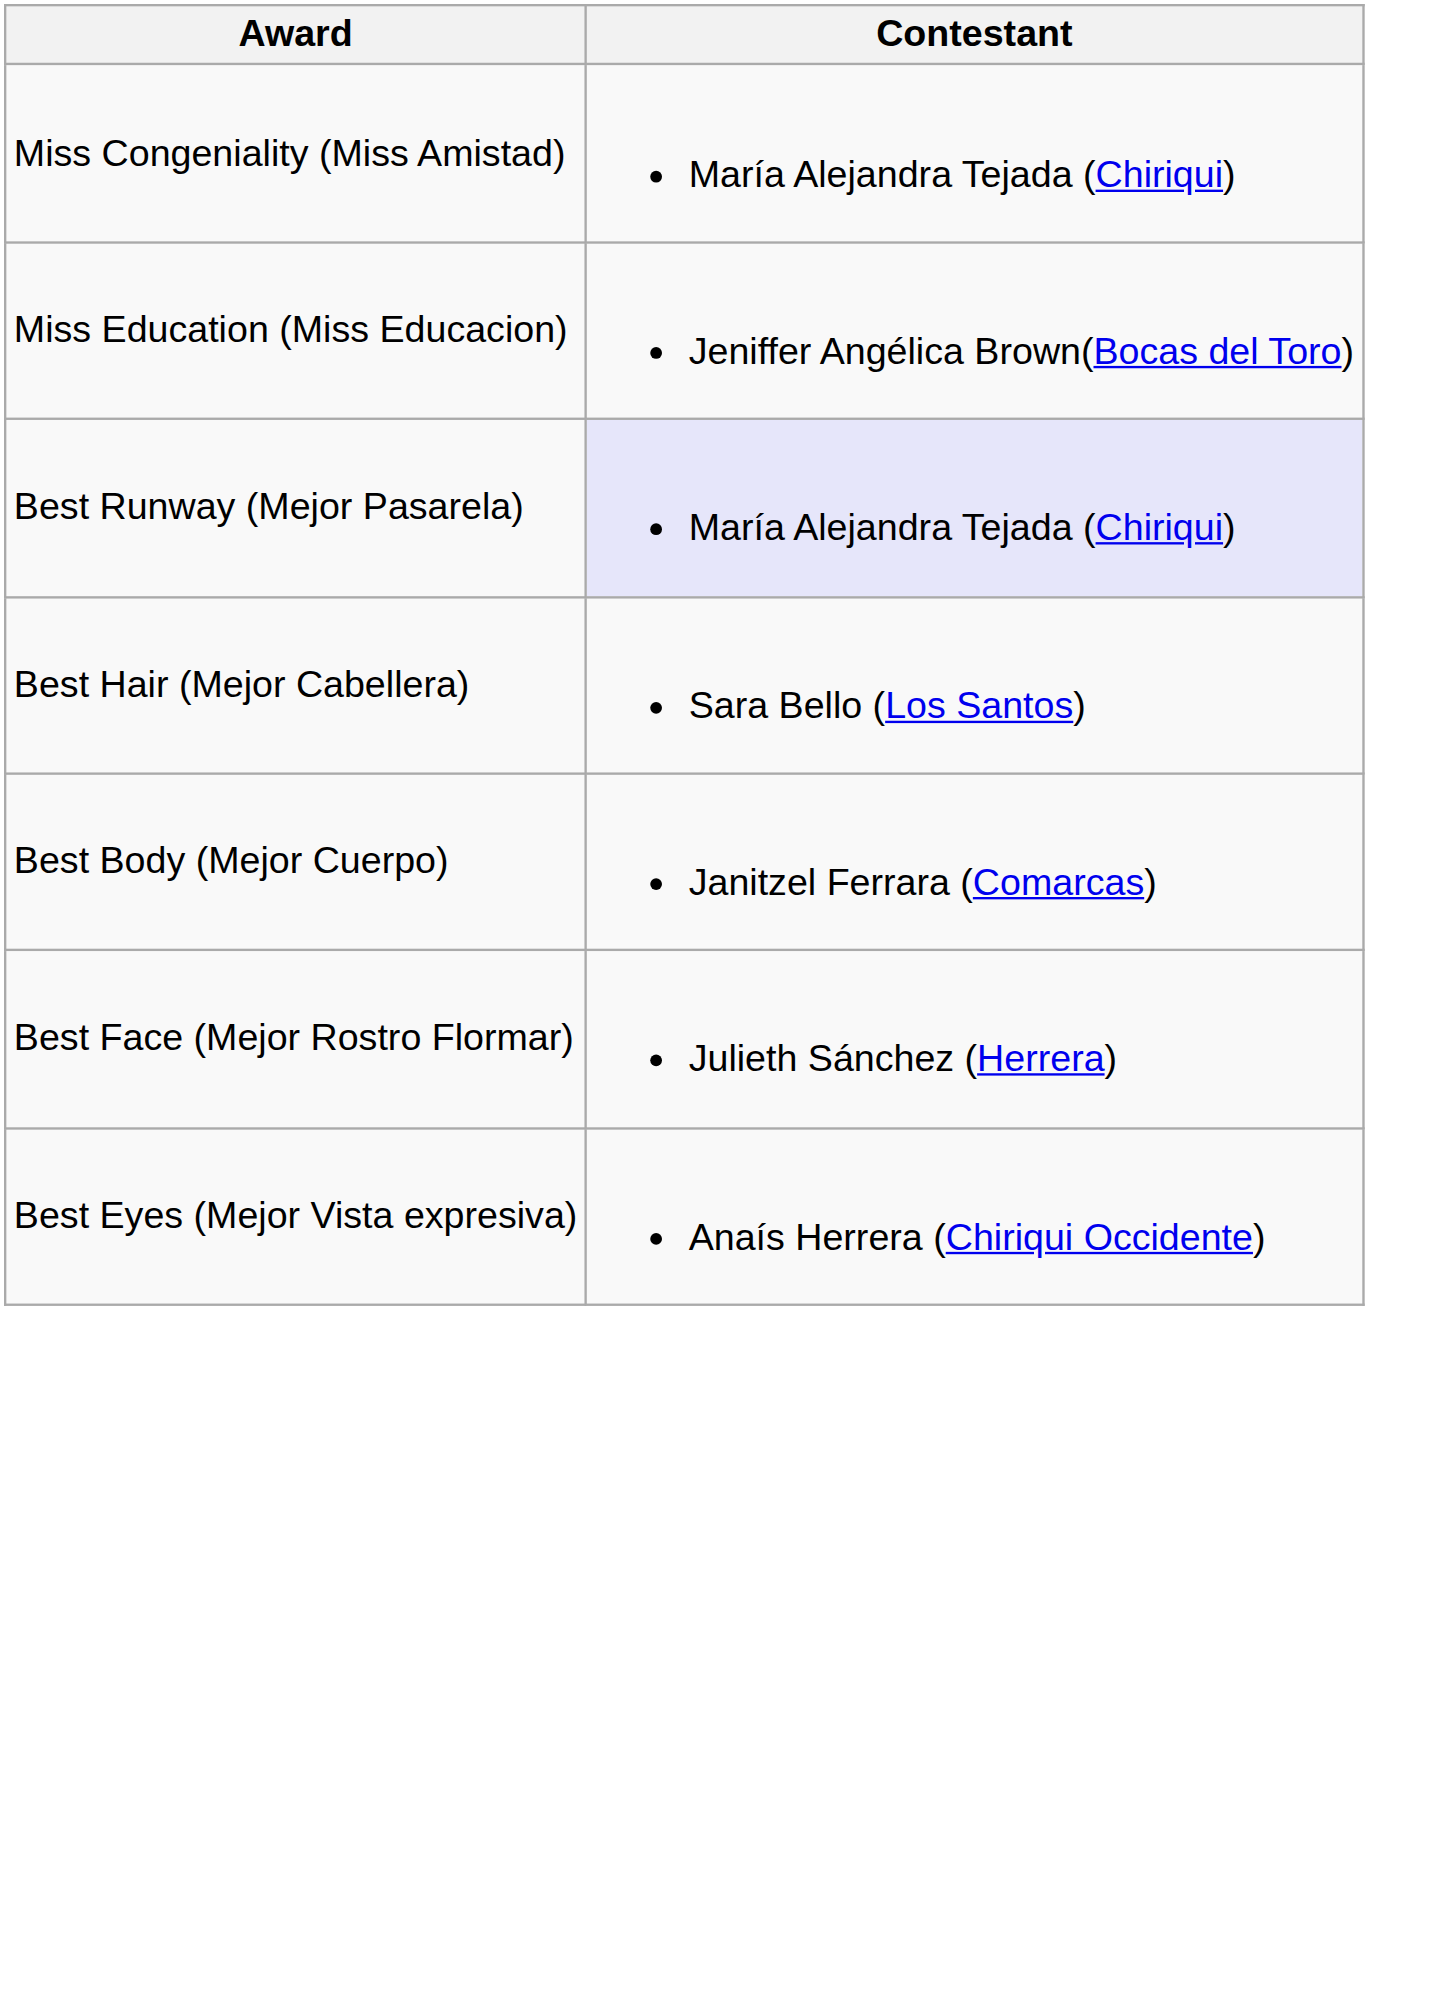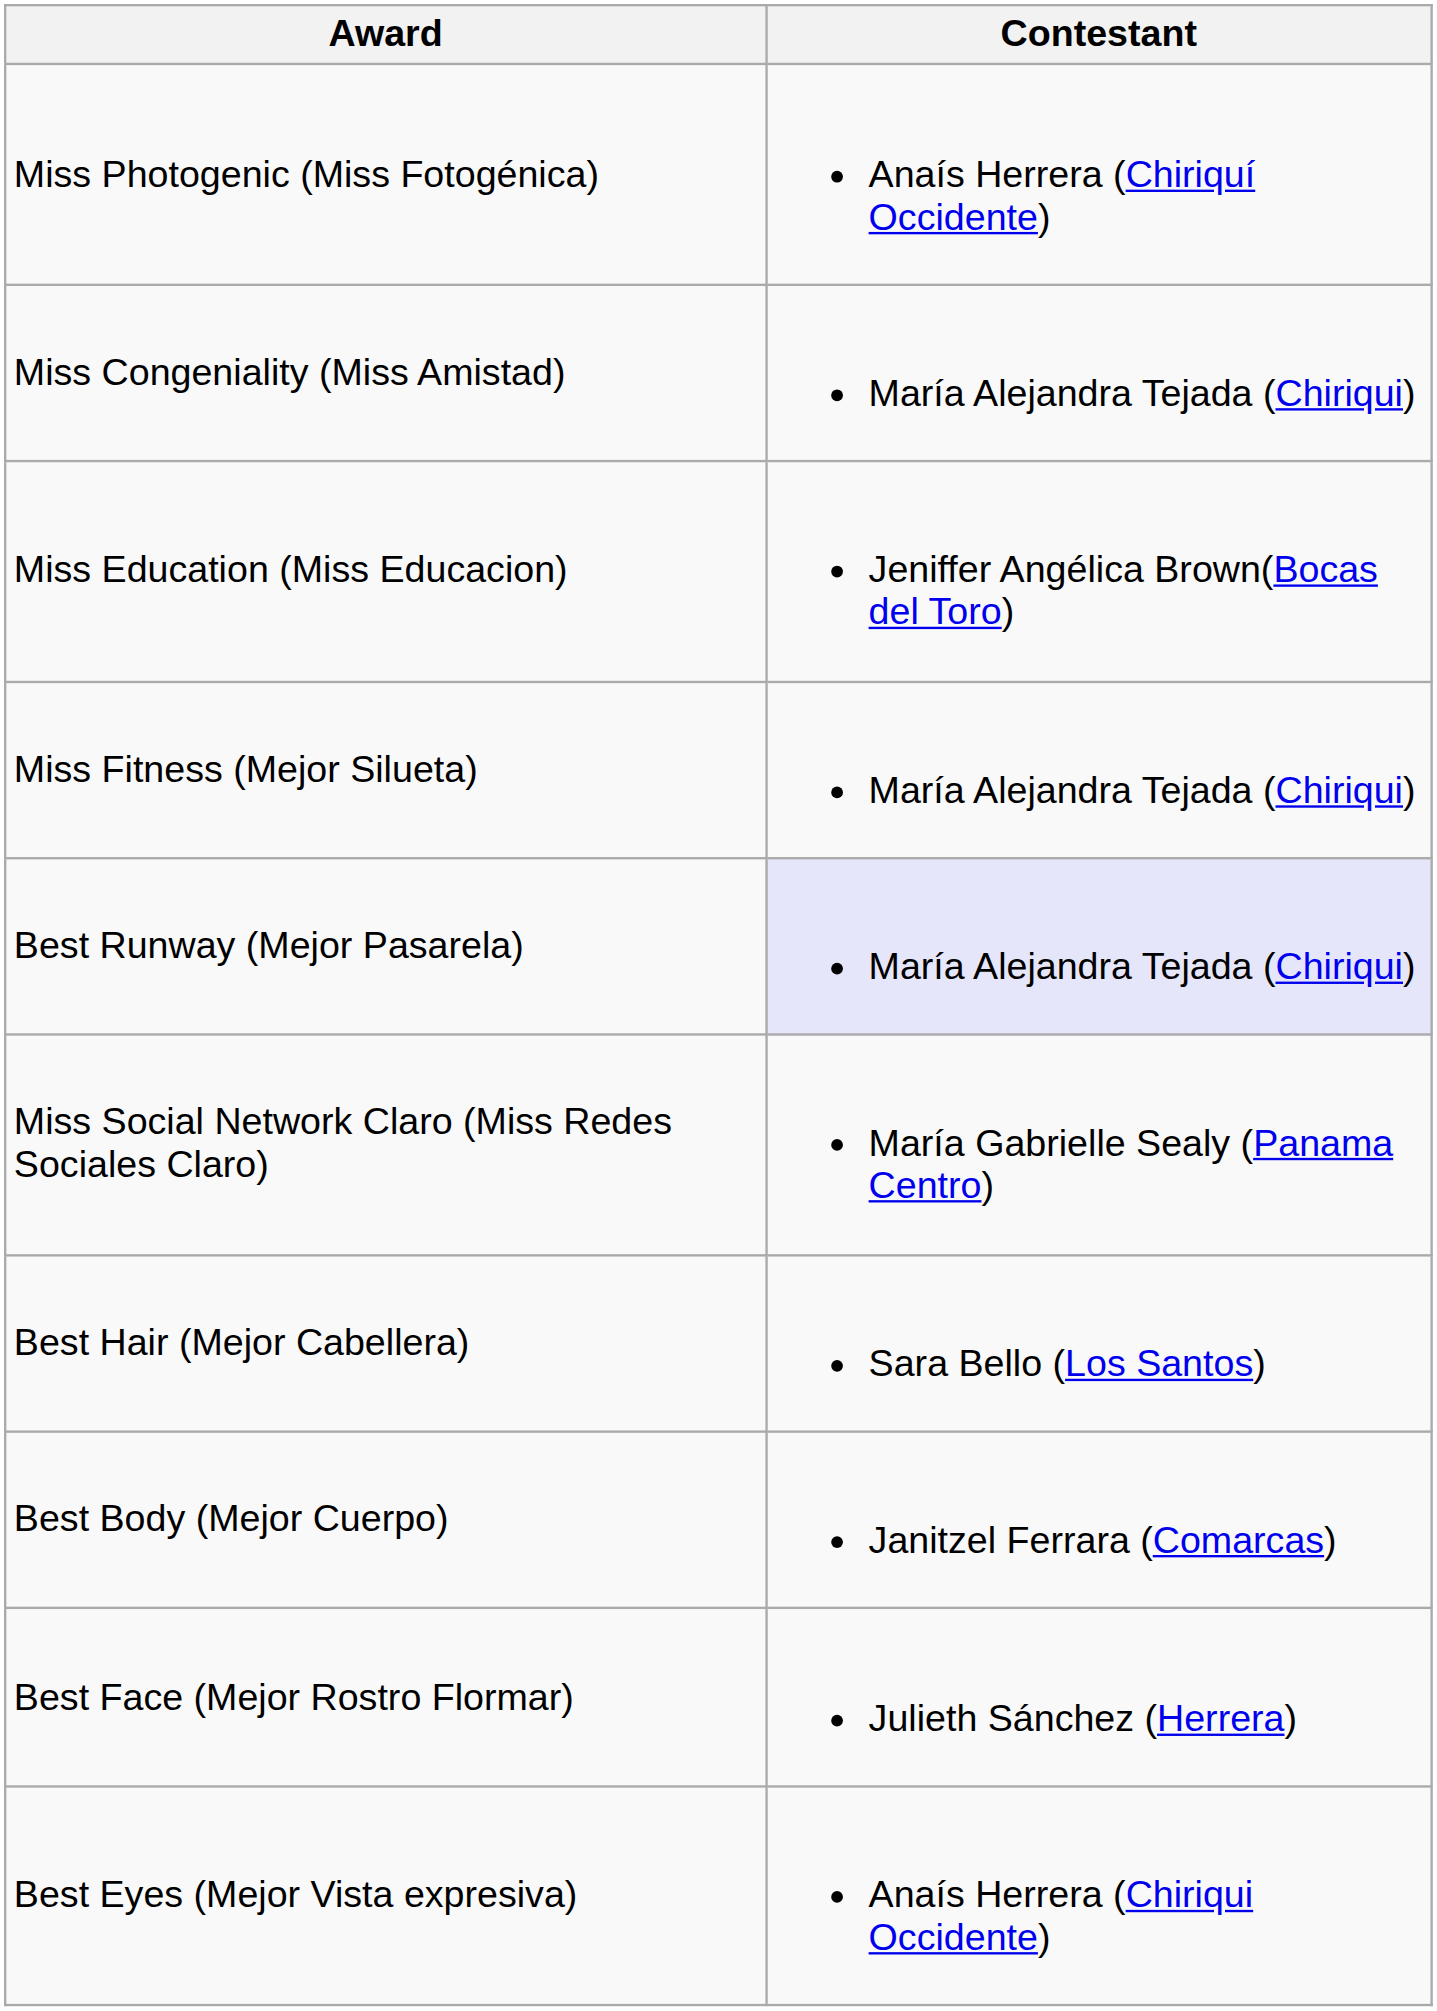+ row: (306, 173)
+ row: (246, 768)
+ row: (343, 1144)
